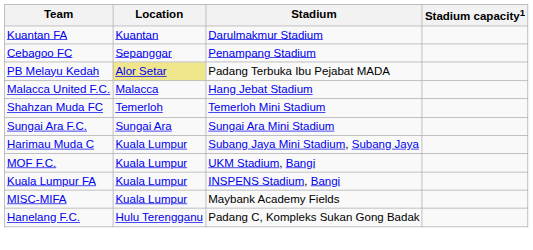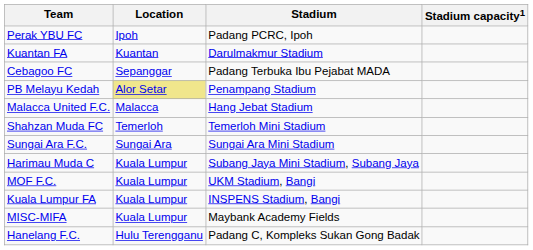+ row: (45, 35)
(262, 53) Penampang Stadium -> (299, 71) Padang Terbuka Ibu Pejabat MADA
(299, 71) Padang Terbuka Ibu Pejabat MADA -> (262, 89) Penampang Stadium
